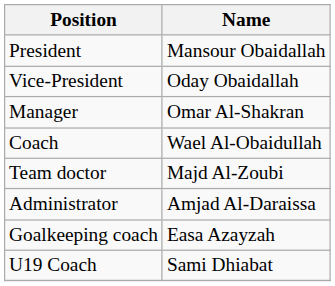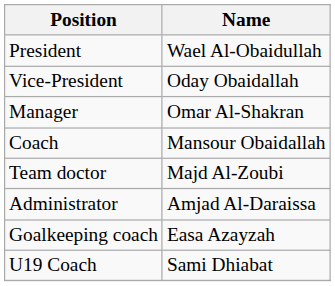(246, 50) Mansour Obaidallah -> (244, 50) Wael Al-Obaidullah
(244, 142) Wael Al-Obaidullah -> (246, 142) Mansour Obaidallah
